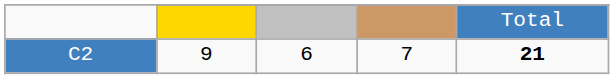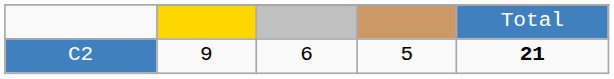(407, 56) 7 -> (407, 56) 5
